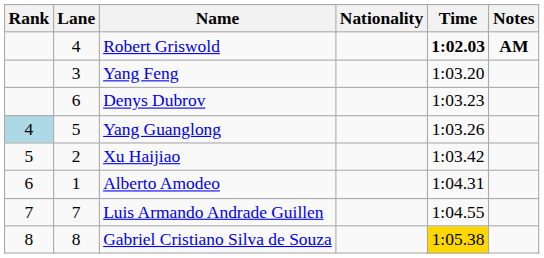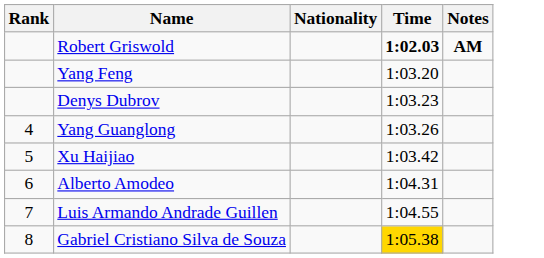- column: (76, 18)
(29, 128) lightblue background -> (29, 128) no background
